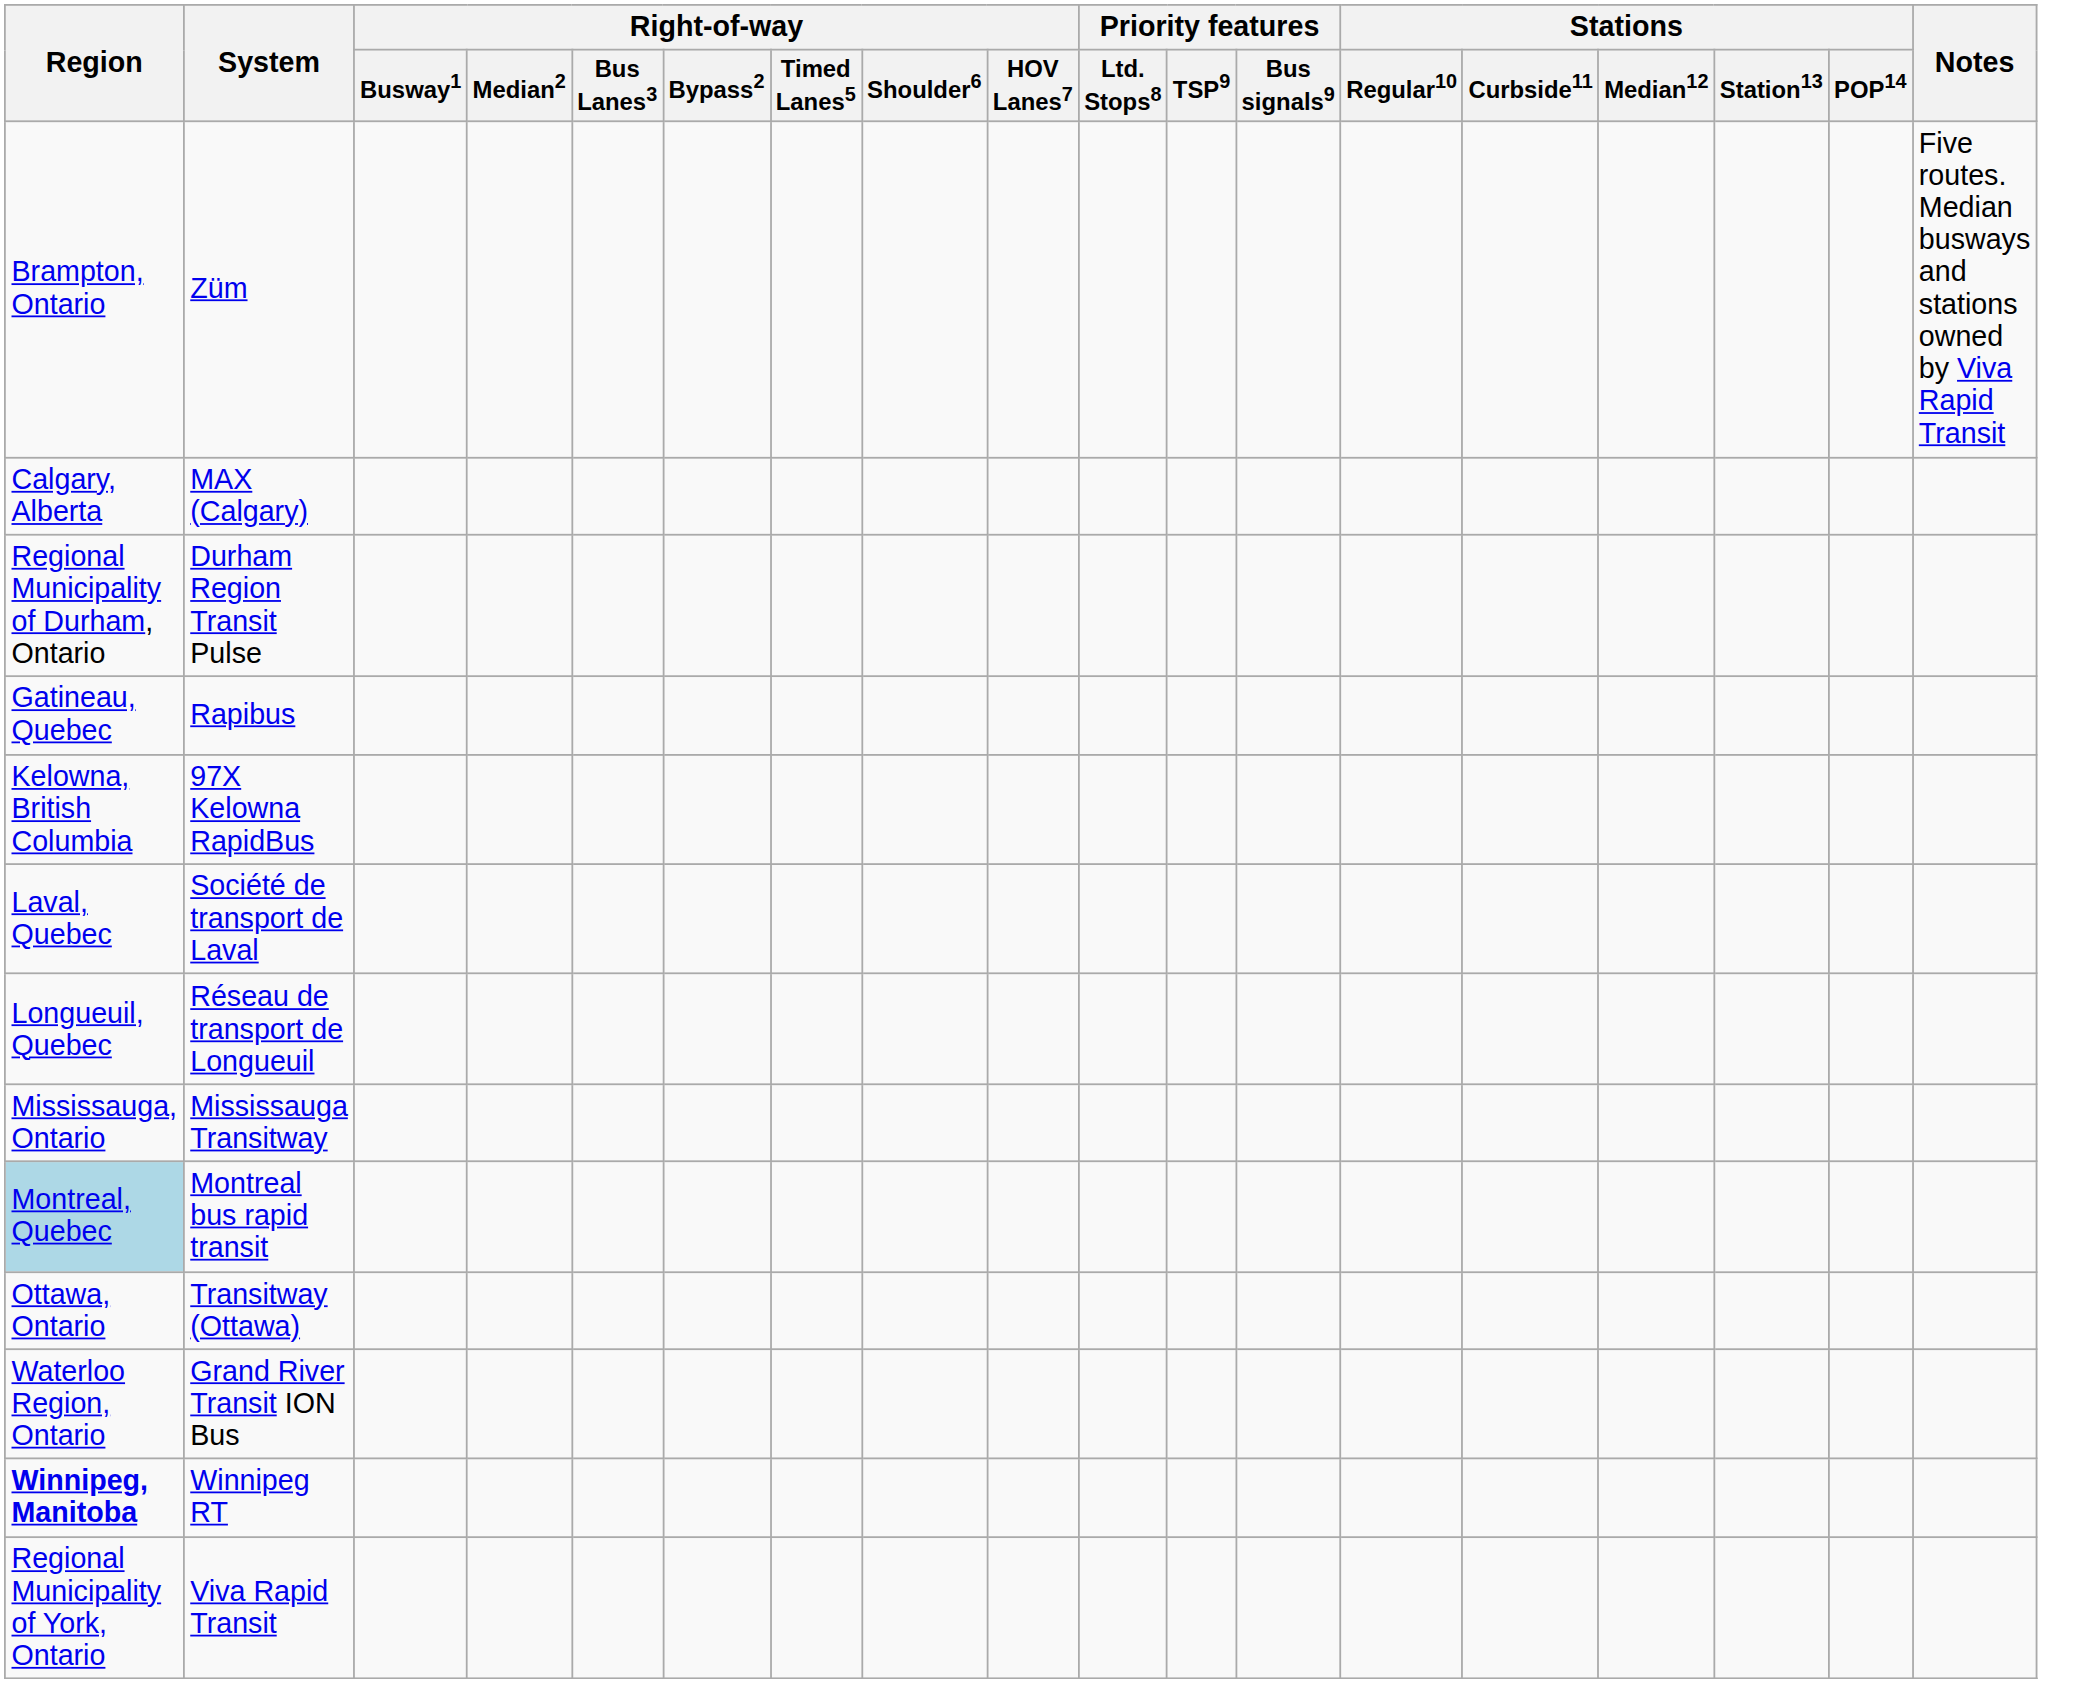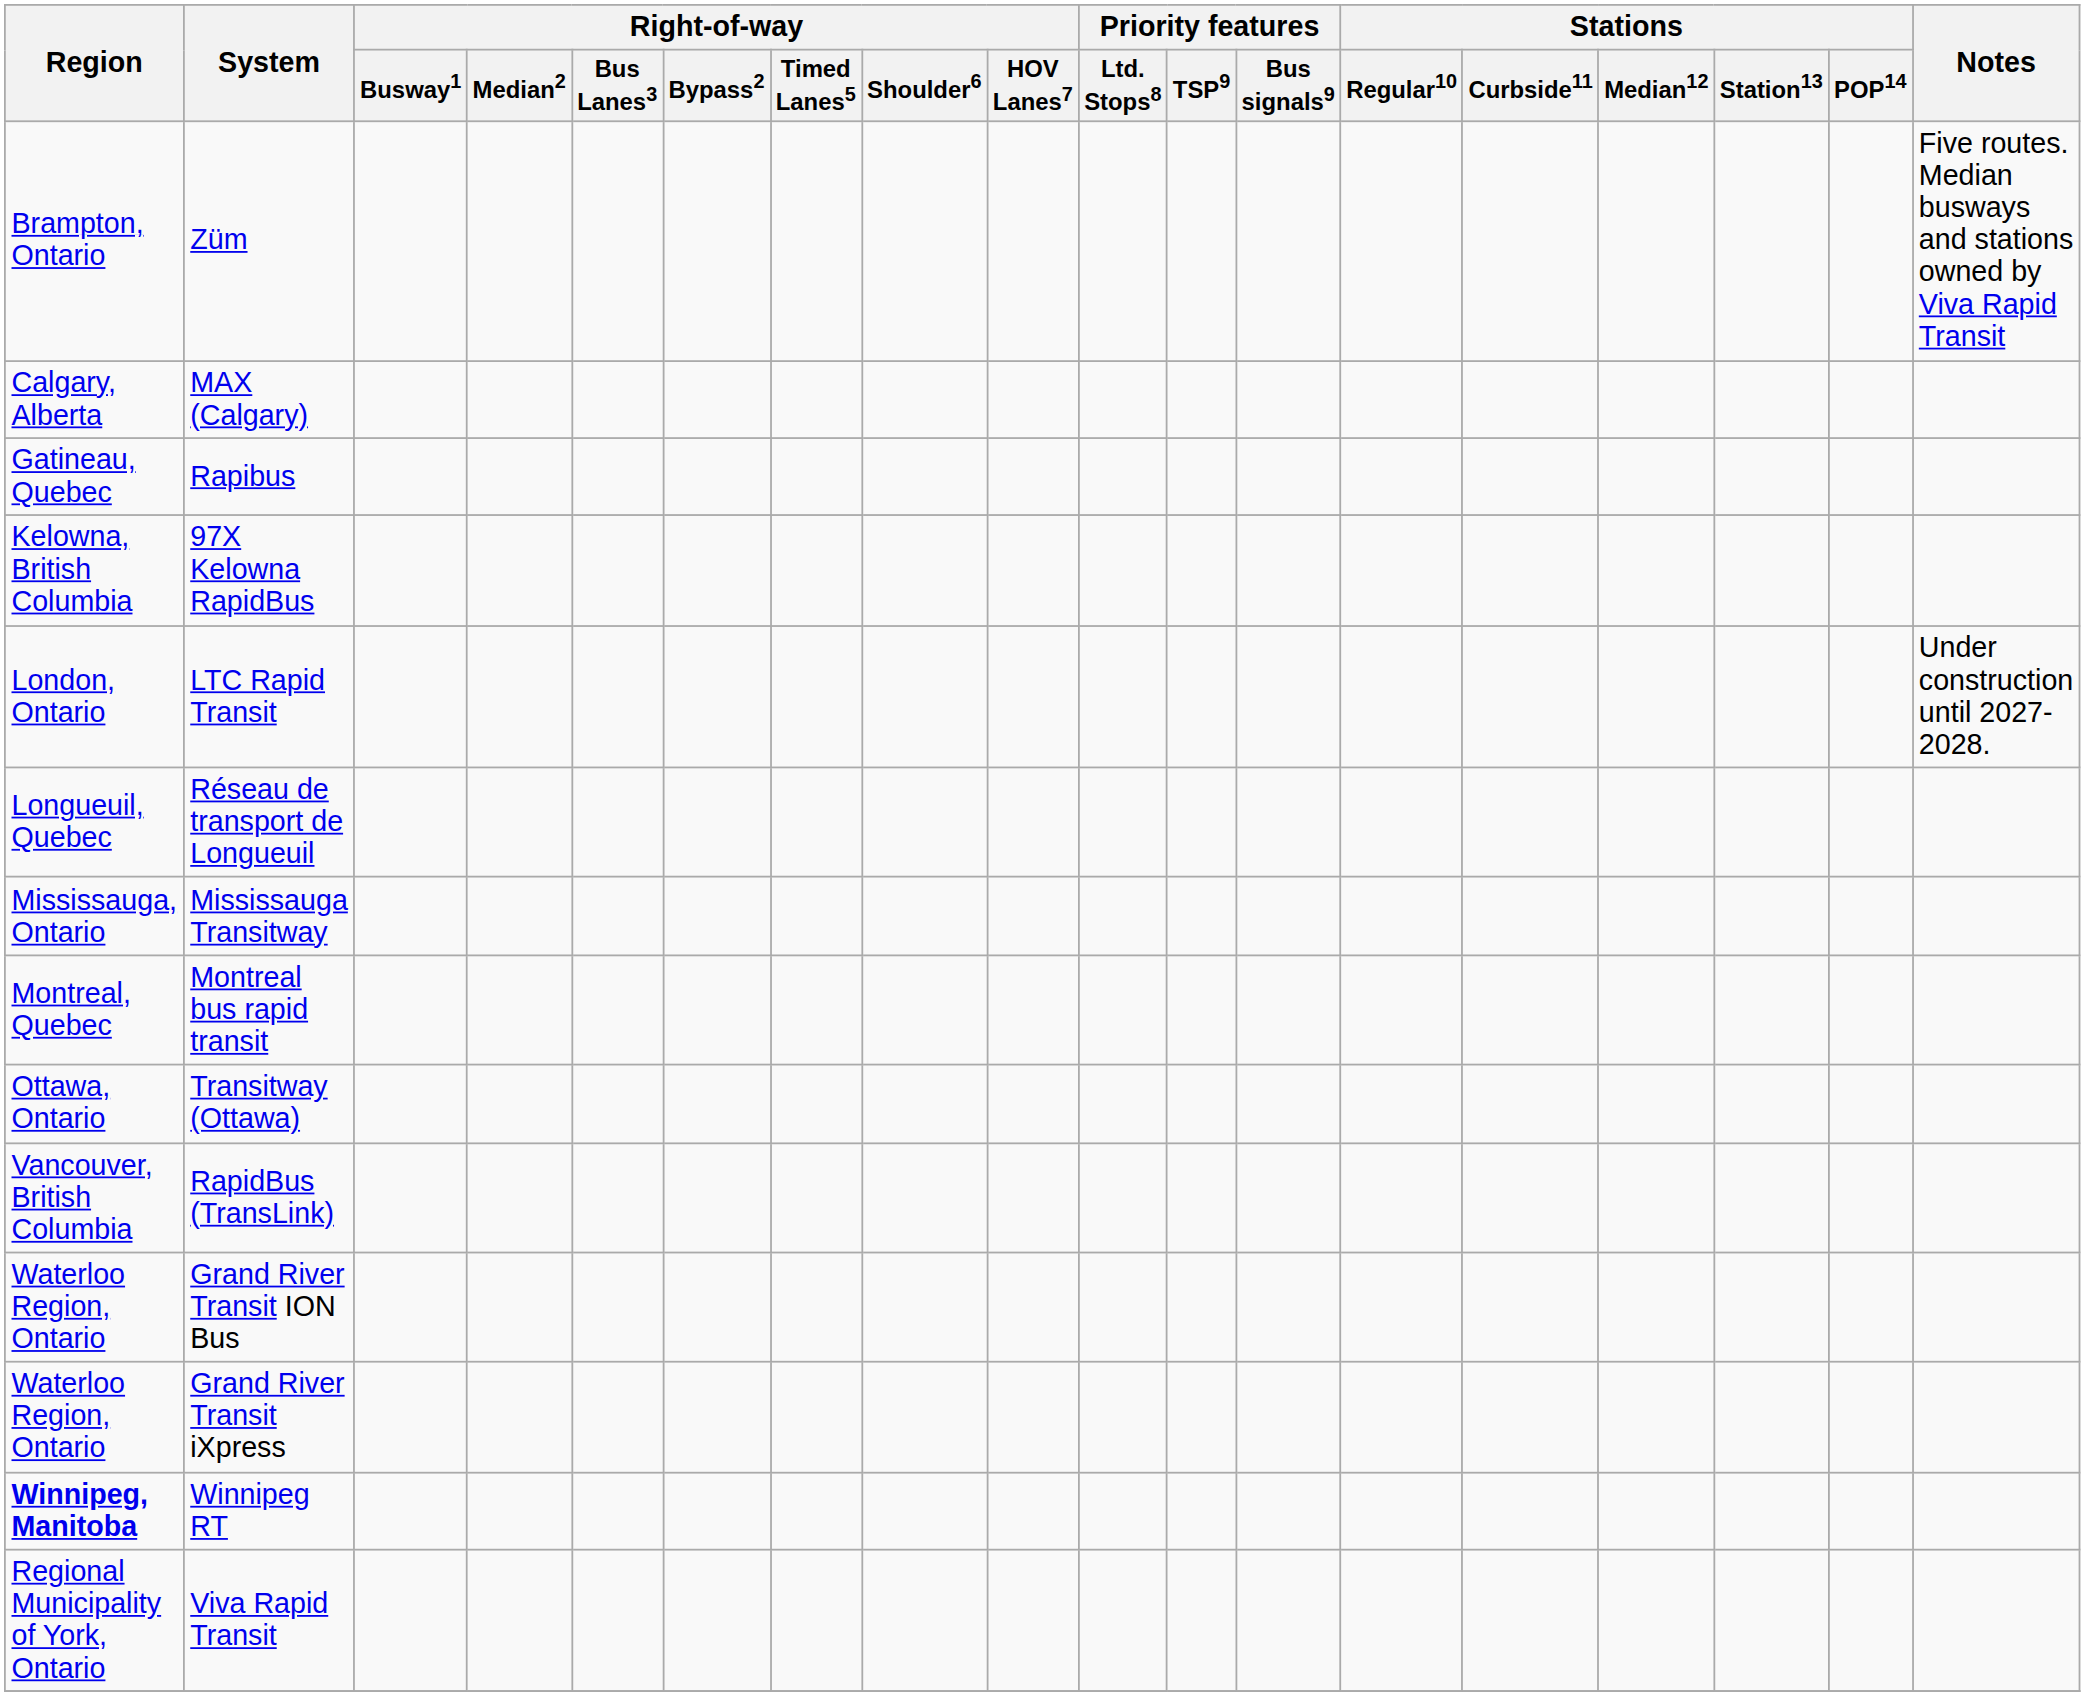- row: (241, 605)
- row: (267, 918)
+ row: (258, 695)
(71, 1215) lightblue background -> (71, 1009) no background
+ row: (262, 1196)
+ row: (267, 1416)
